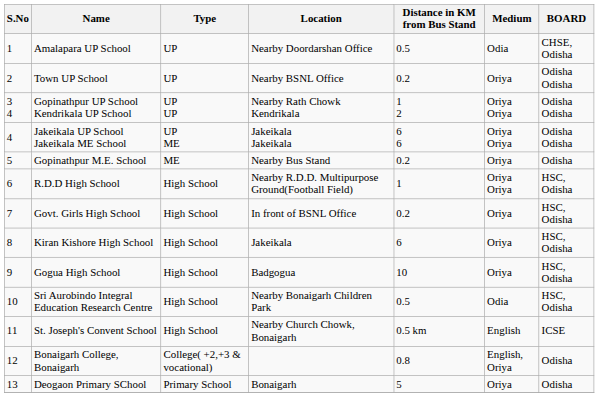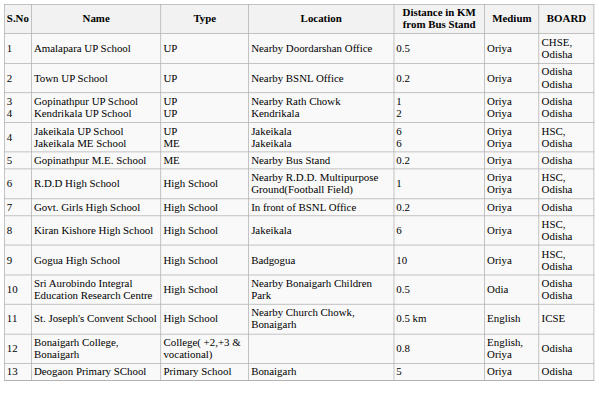(498, 48) Odia -> (499, 48) Oriya
(557, 137) Odisha Odisha -> (557, 137) HSC, Odisha
(557, 213) HSC, Odisha -> (557, 207) Odisha
(557, 301) HSC, Odisha -> (557, 289) Odisha Odisha
